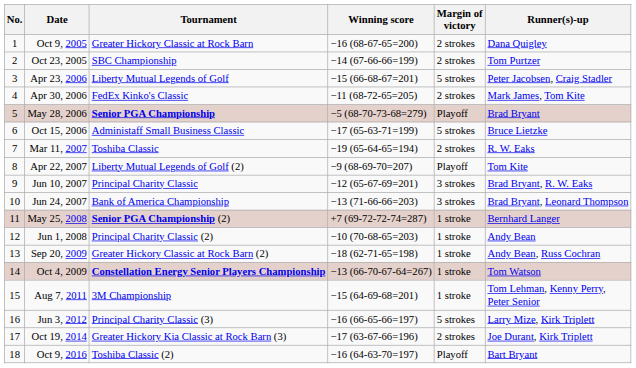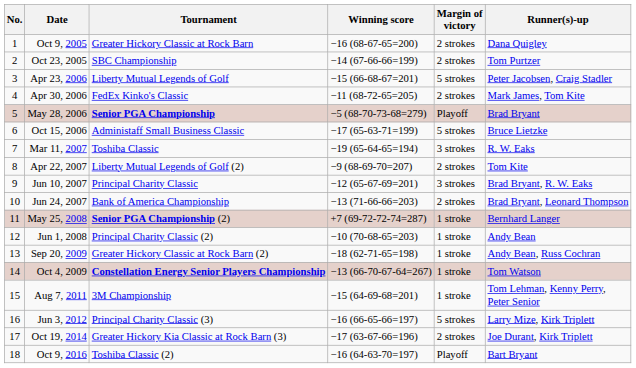(456, 148) 2 strokes -> (456, 148) 3 strokes
(452, 166) Playoff -> (456, 166) 2 strokes
(456, 201) 3 strokes -> (456, 201) 2 strokes
